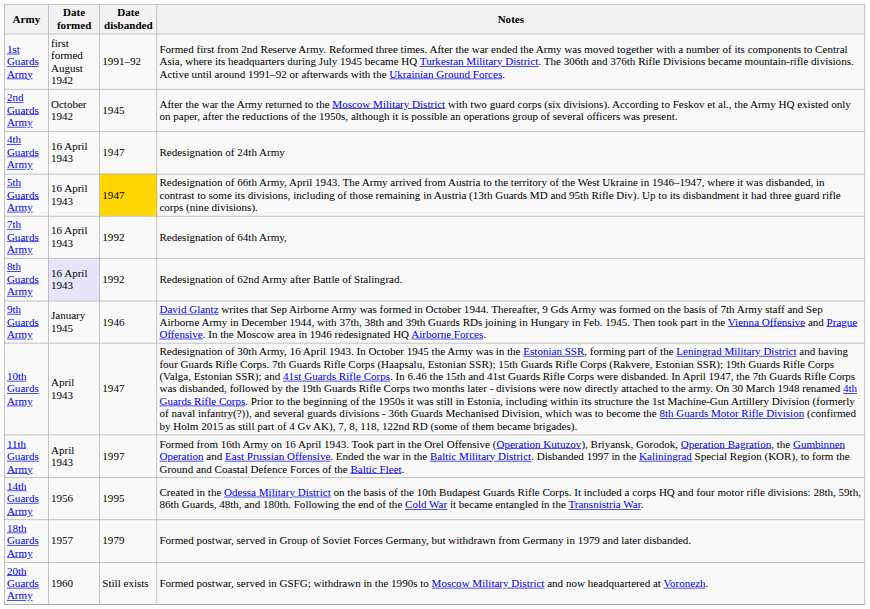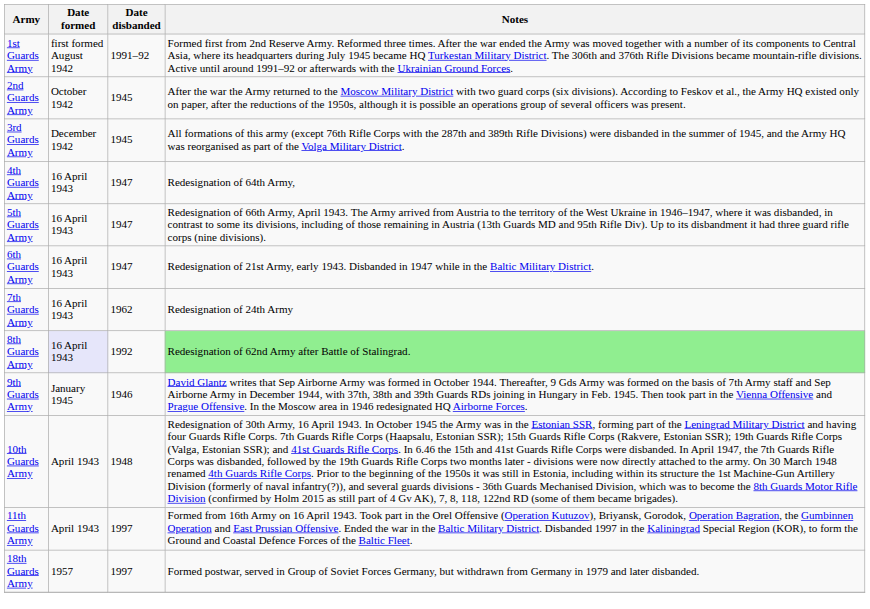+ row: (23, 140)
(222, 152) Redesignation of 24th Army -> (231, 182) Redesignation of 64th Army,
(113, 195) gold background -> (122, 224) no background
+ row: (23, 267)
(113, 237) 1992 -> (122, 309) 1962
(223, 237) Redesignation of 64th Army, -> (230, 309) Redesignation of 24th Army
(281, 279) no background -> (289, 352) lightgreen background
(113, 389) 1947 -> (122, 461) 1948
- row: (23, 498)
(113, 541) 1979 -> (122, 571) 1997
- row: (23, 583)
